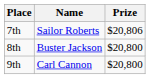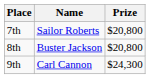(125, 30) $20,806 -> (125, 30) $20,800
(125, 64) $20,800 -> (125, 64) $24,300
